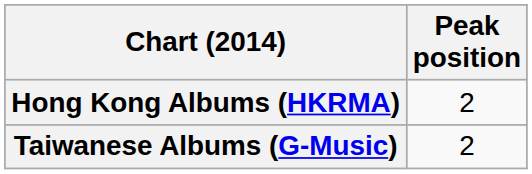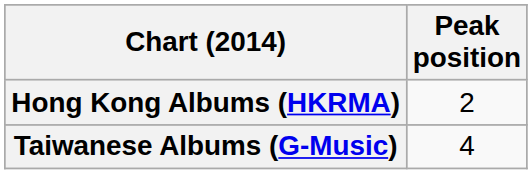(467, 146) 2 -> (467, 146) 4
